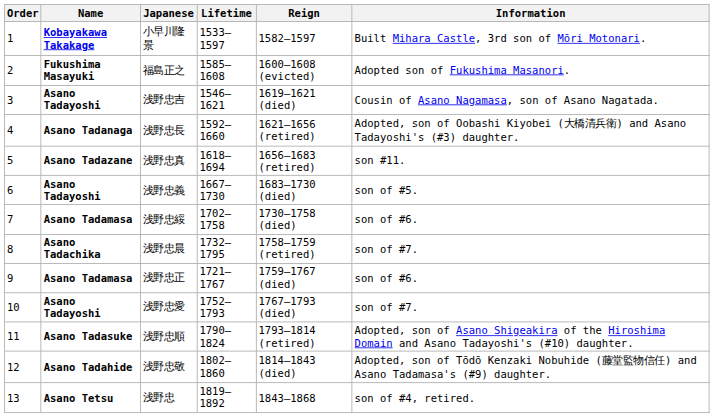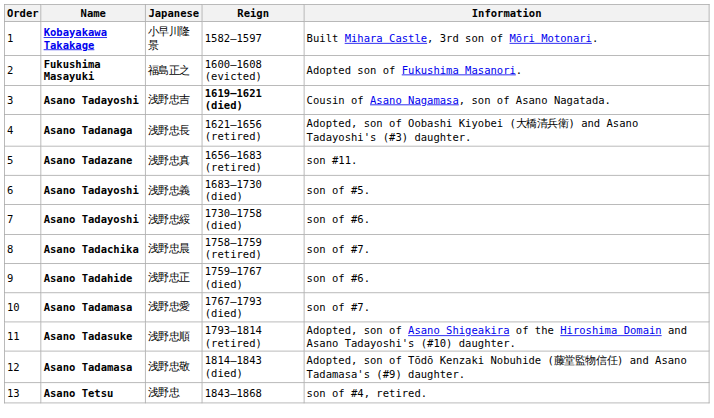- column: (226, 13)
(287, 100) normal -> (233, 100) bold
(88, 219) Asano Tadamasa -> (91, 219) Asano Tadayoshi
(88, 278) Asano Tadamasa -> (88, 278) Asano Tadahide
(72, 307) Asano Tadayoshi -> (88, 307) Asano Tadamasa
(88, 367) Asano Tadahide -> (88, 367) Asano Tadamasa
